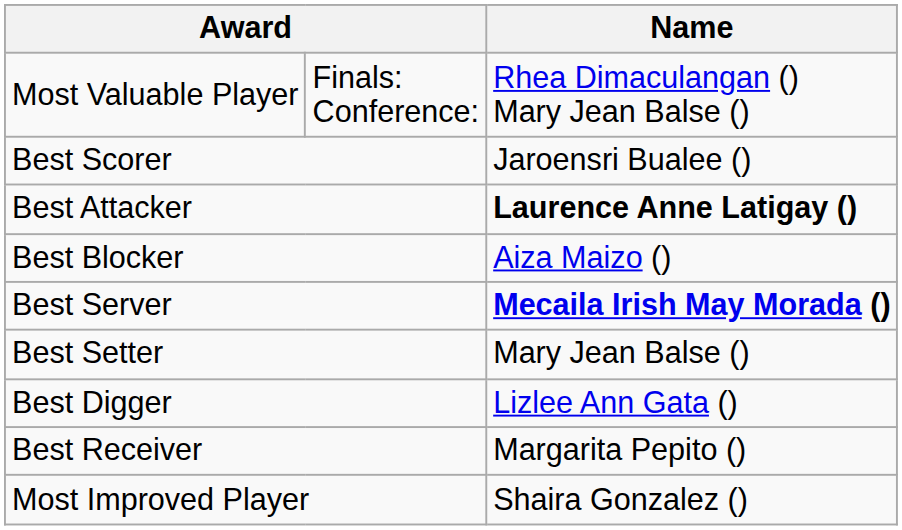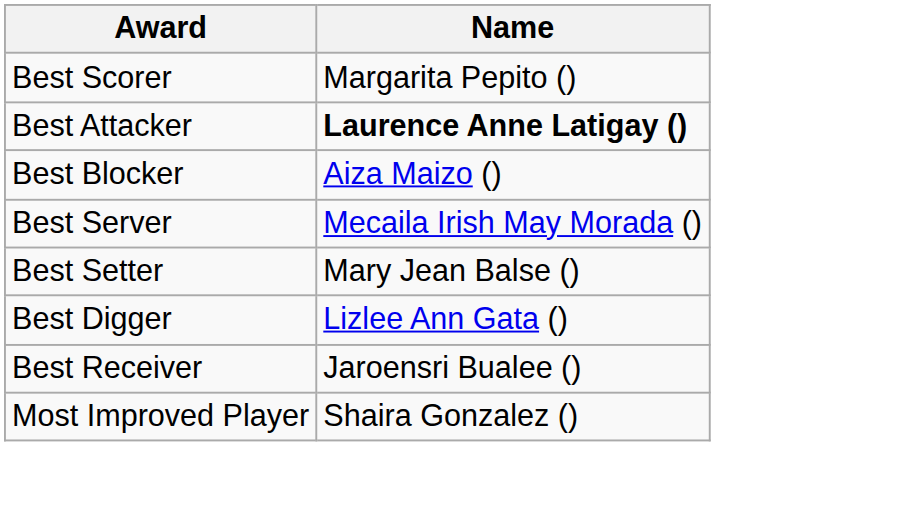- row: (155, 94)
(622, 160) Jaroensri Bualee () -> (450, 77) Margarita Pepito ()
(692, 305) bold -> (513, 222) normal
(620, 450) Margarita Pepito () -> (452, 367) Jaroensri Bualee ()
